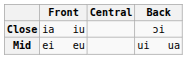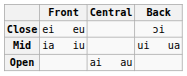(64, 29) ia iu -> (64, 29) ei eu
(64, 46) ei eu -> (64, 46) ia iu
+ row: (22, 62)
